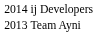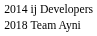(16, 25) 2013 -> (16, 25) 2018
